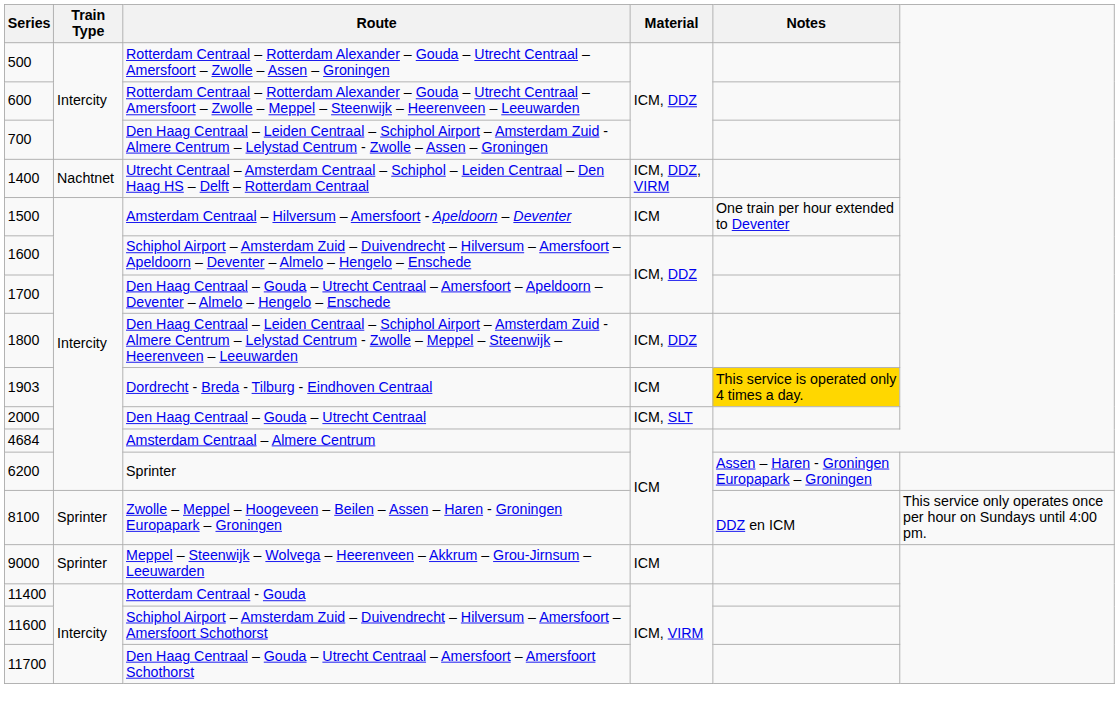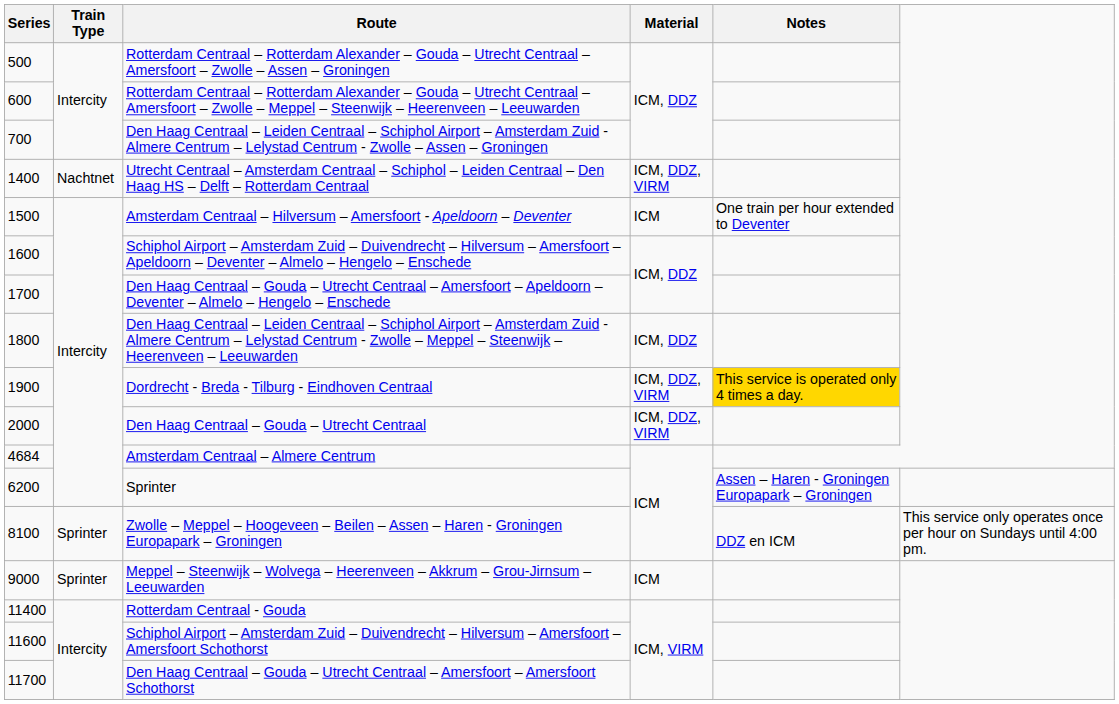(24, 387) 1903 -> (24, 387) 1900
(647, 387) ICM -> (667, 387) ICM, DDZ, VIRM
(663, 417) ICM, SLT -> (667, 425) ICM, DDZ, VIRM
